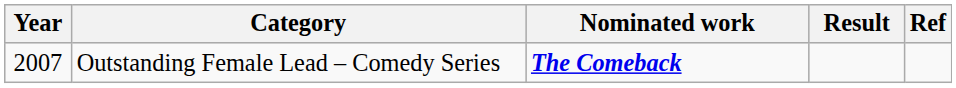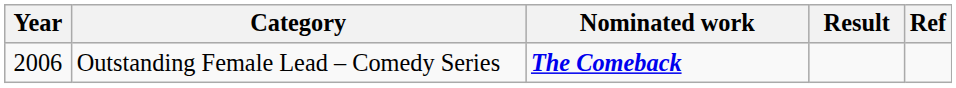(38, 62) 2007 -> (38, 62) 2006
